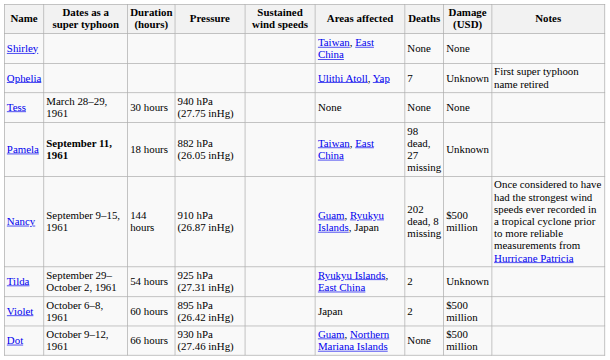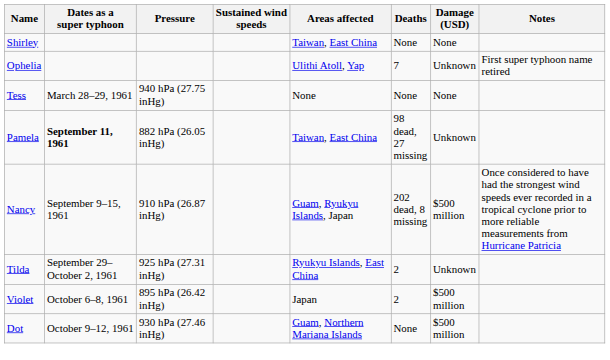- column: (151, 19)
